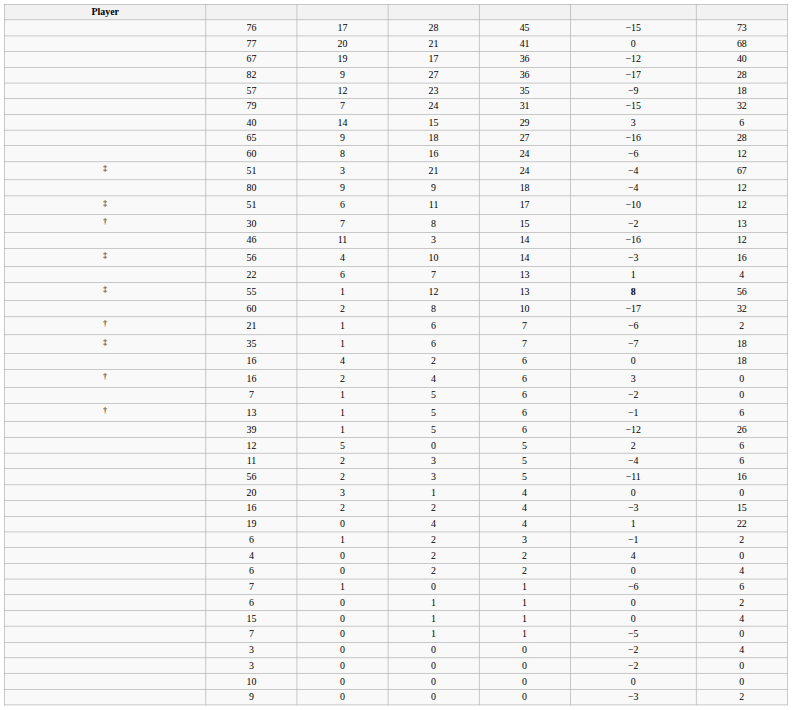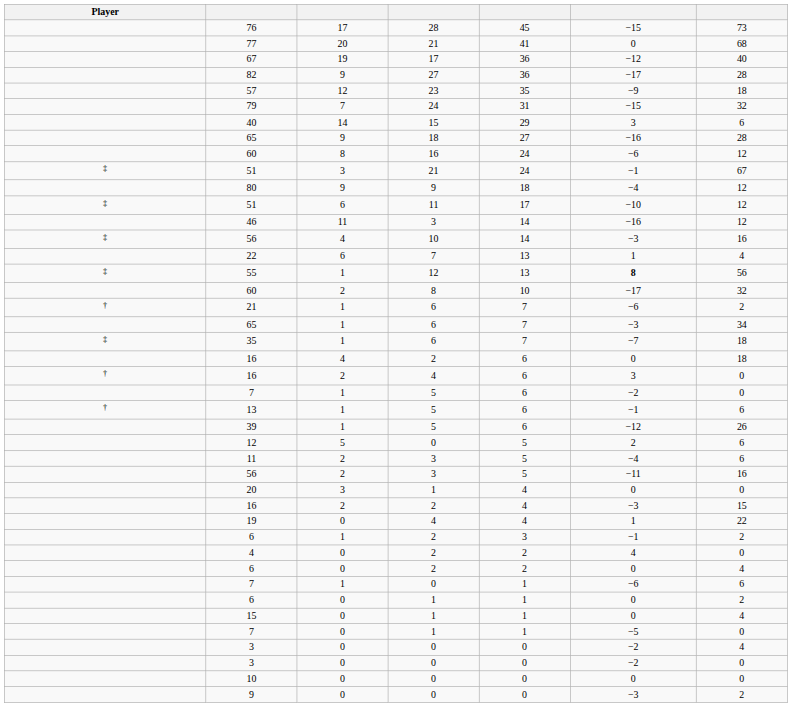(633, 171) −4 -> (633, 171) −1
- row: (252, 223)
+ row: (252, 324)
